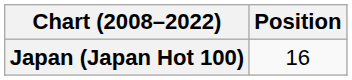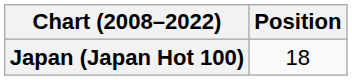(298, 57) 16 -> (298, 57) 18
